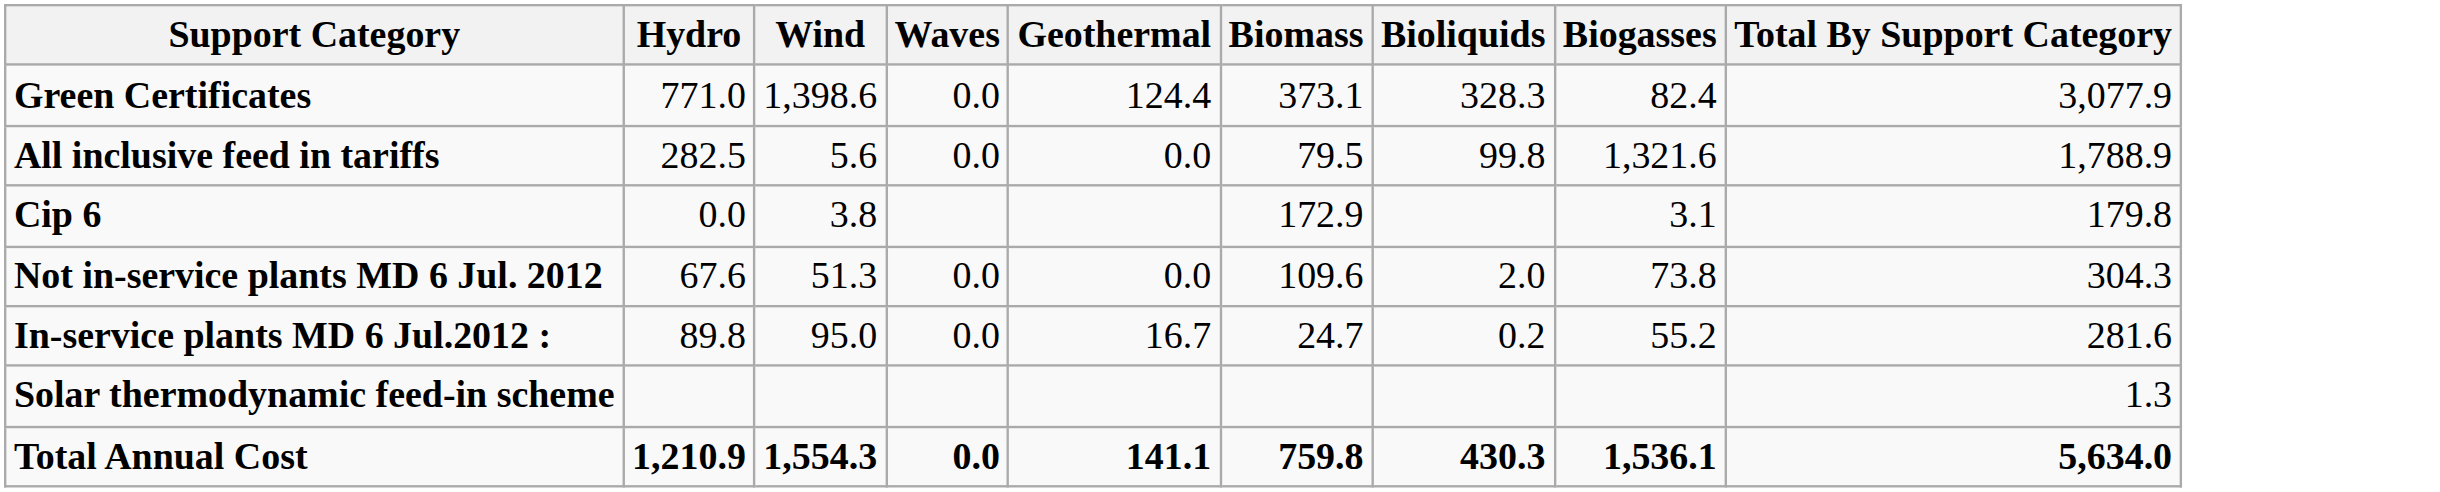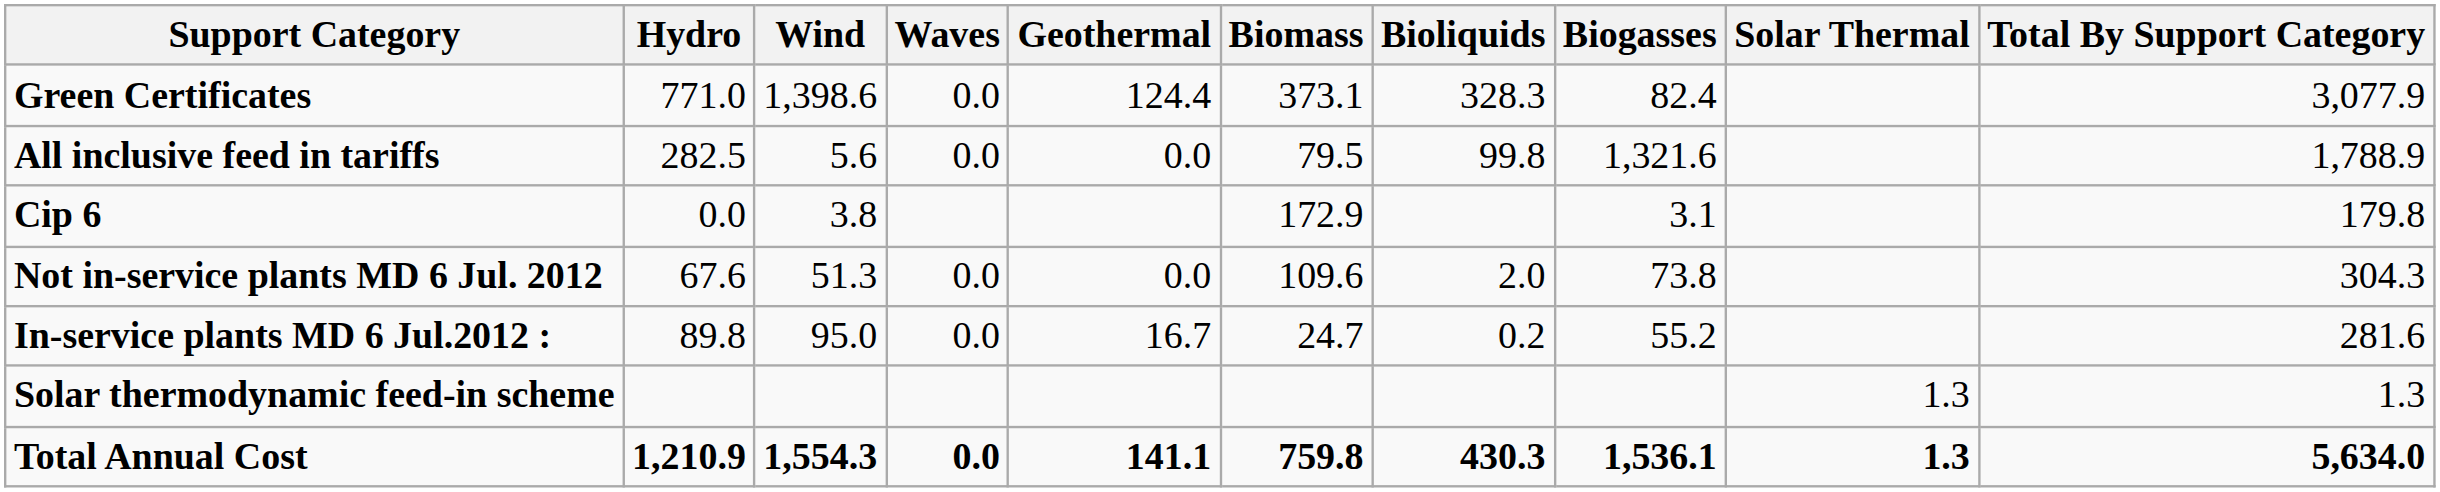+ column: (1852, 34)
